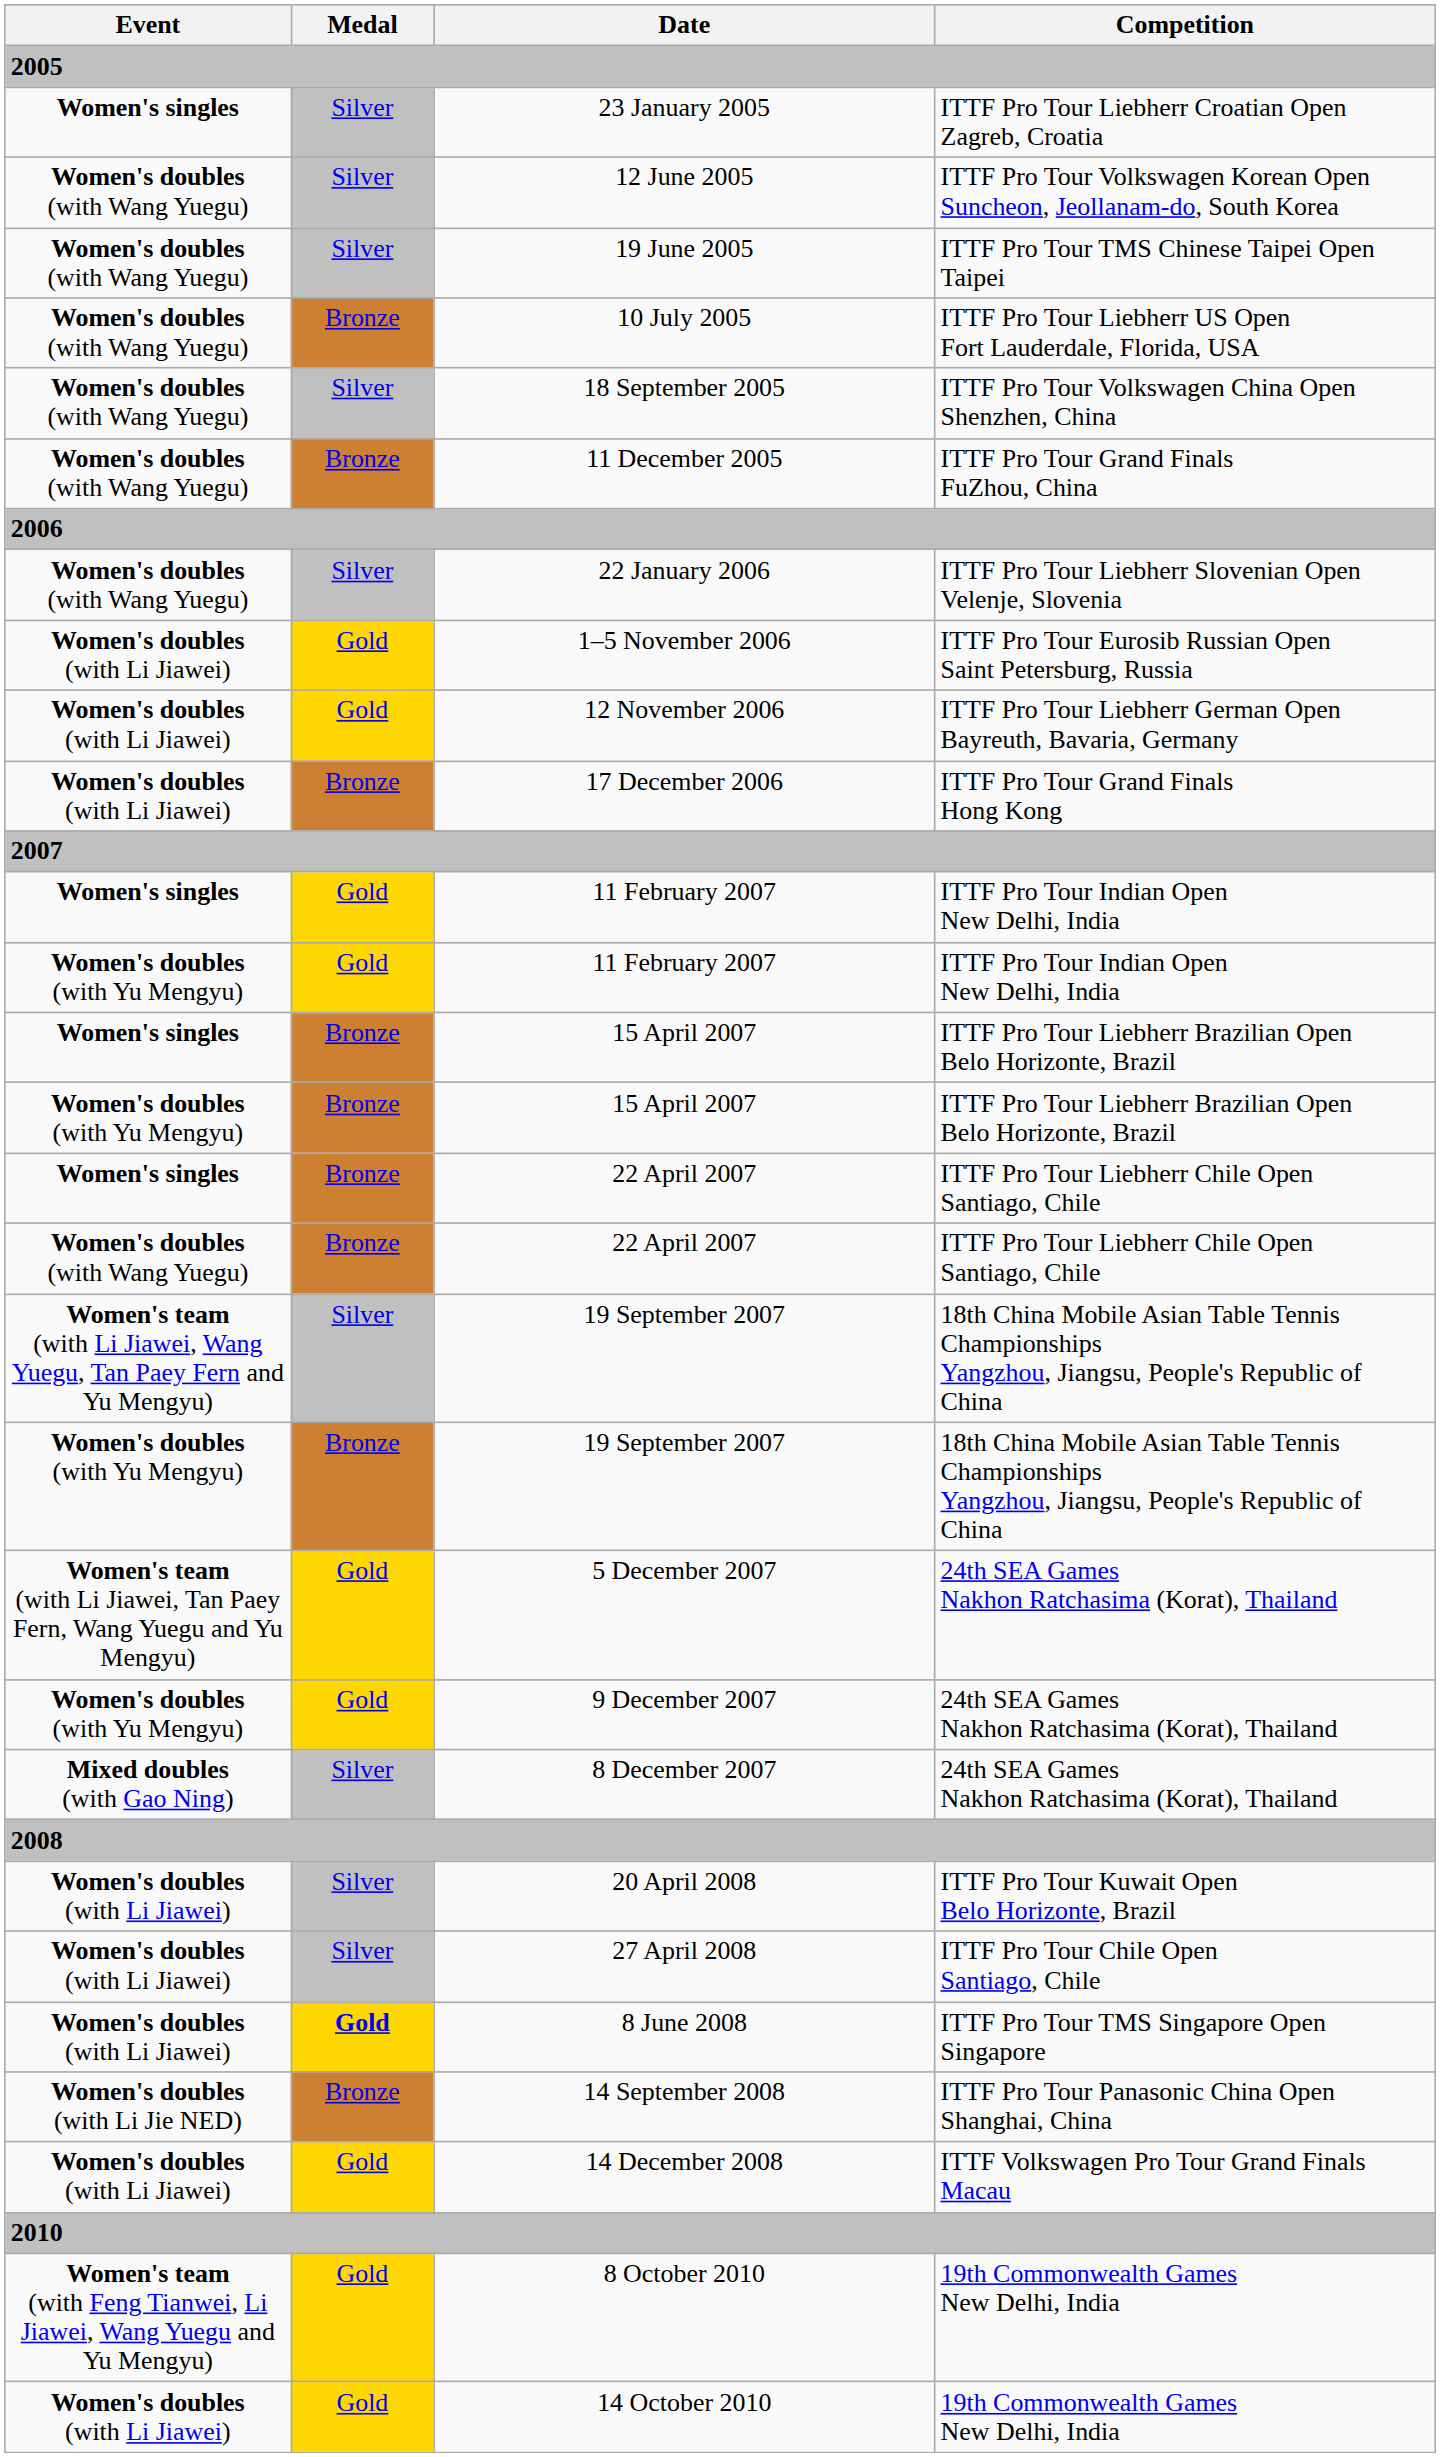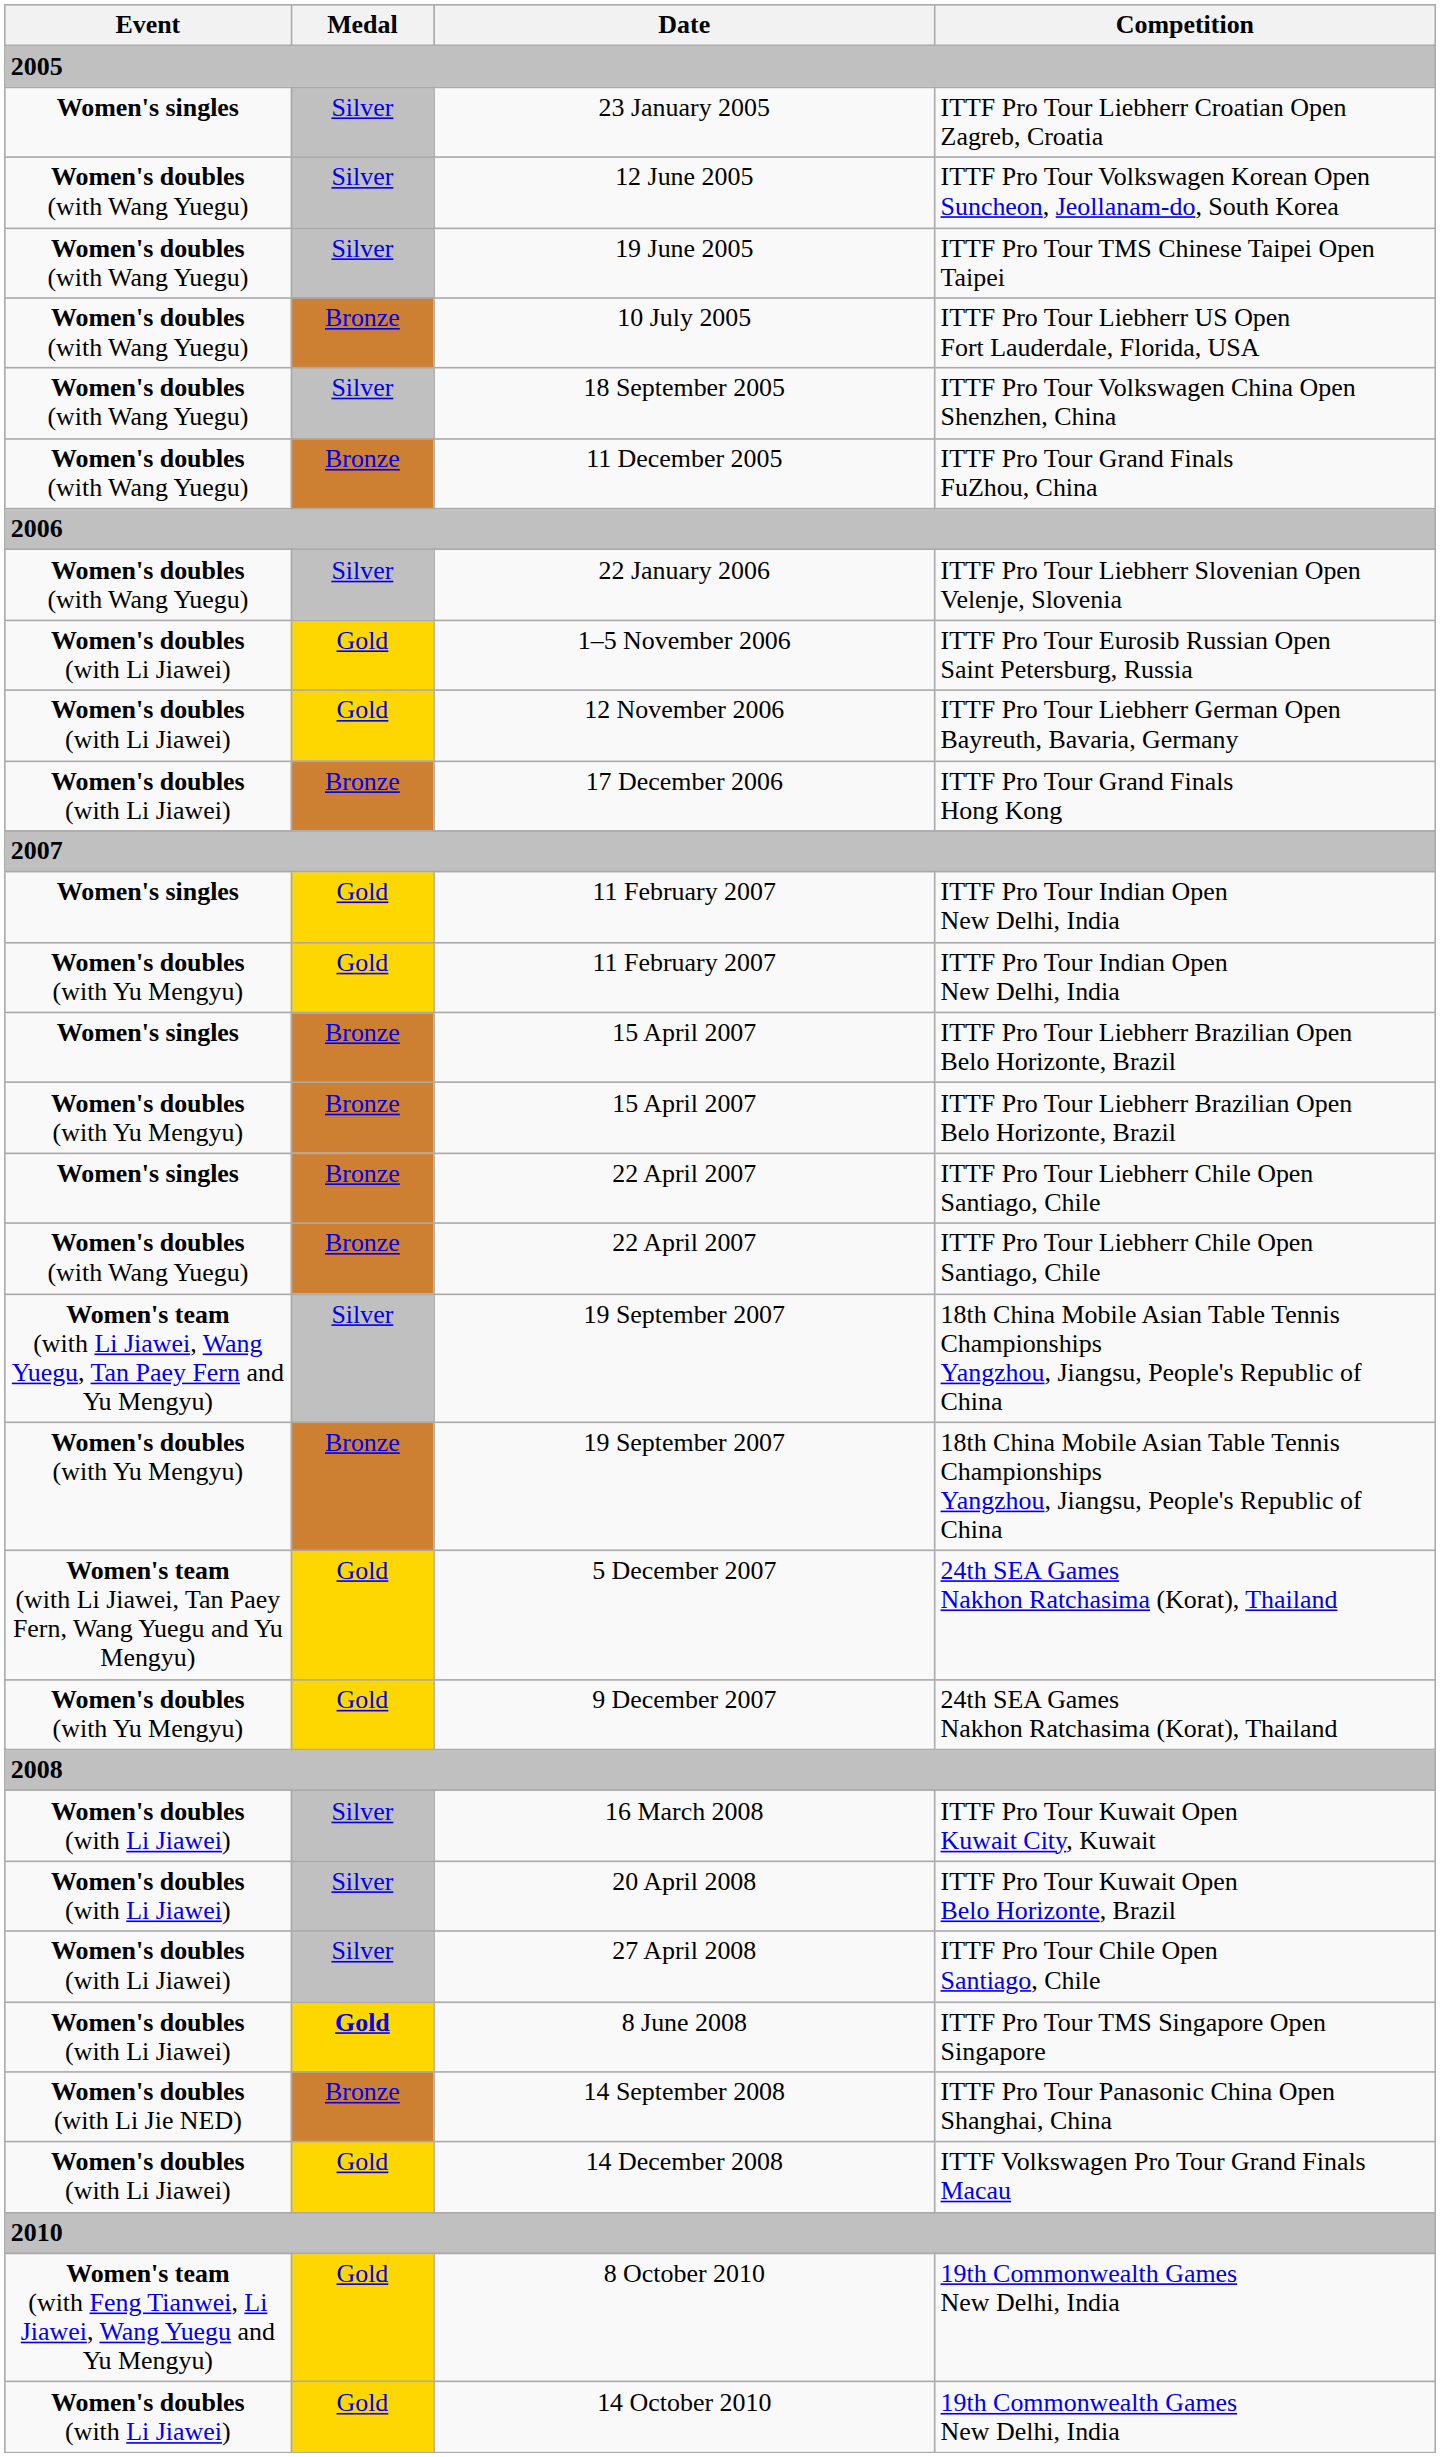- row: (148, 1784)
+ row: (148, 1825)
